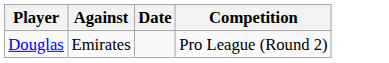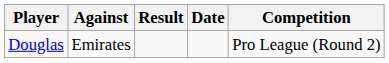+ column: (161, 17)
